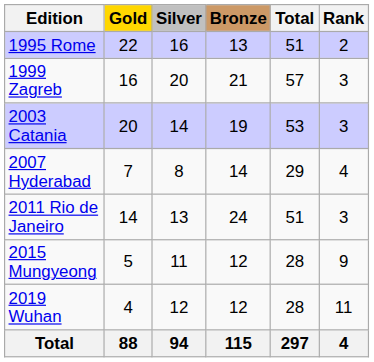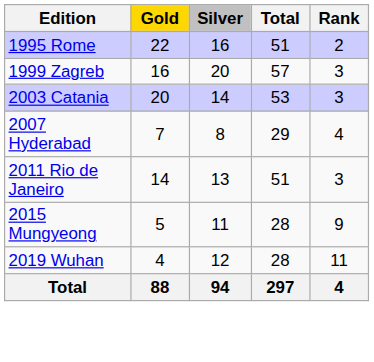- column: (238, 18)
